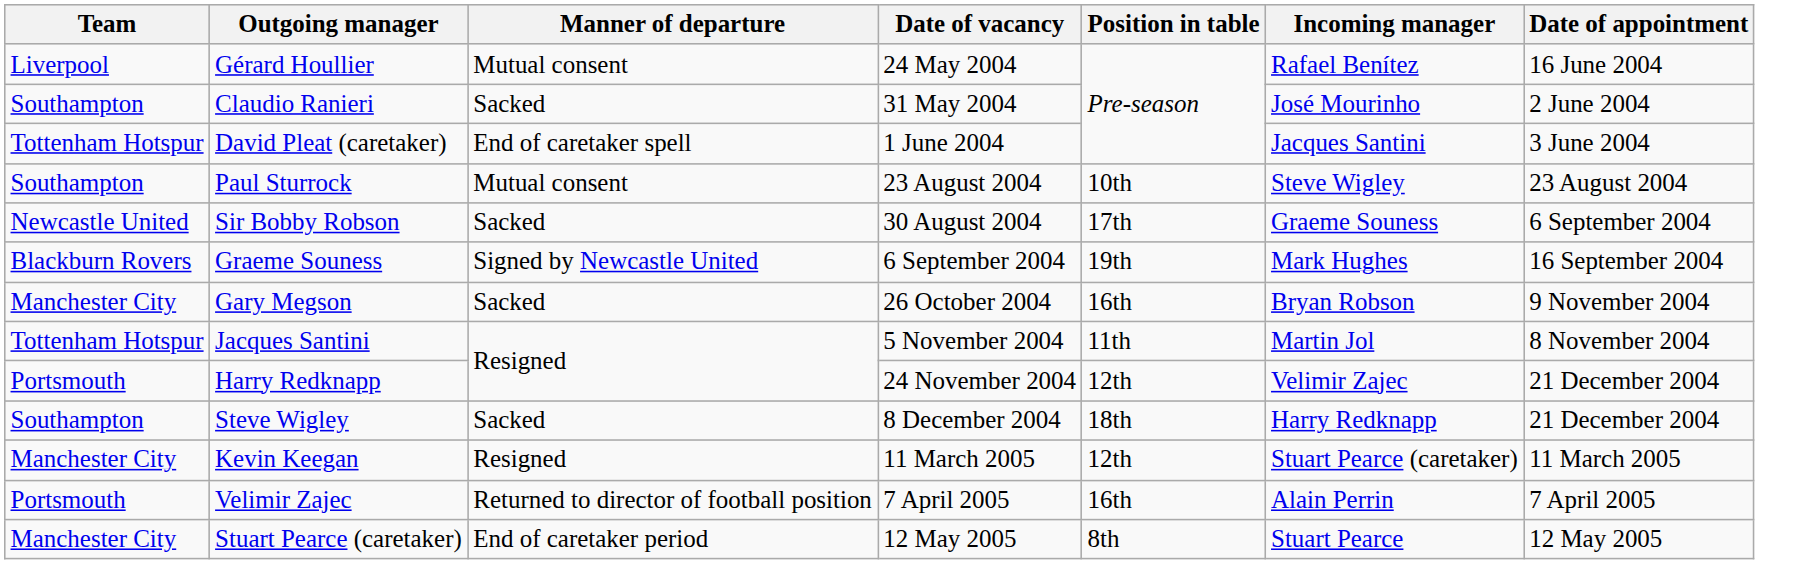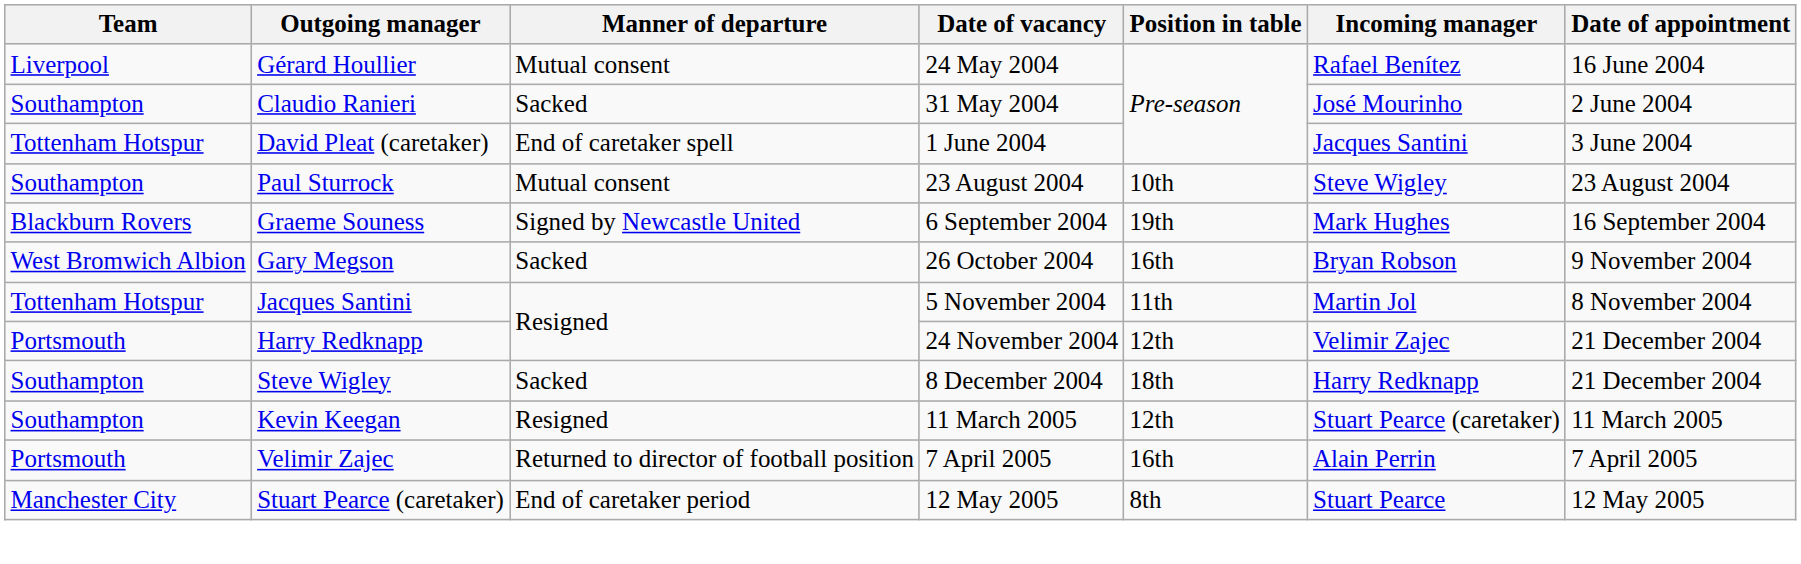- row: (307, 222)
(93, 301) Manchester City -> (128, 261) West Bromwich Albion
(93, 459) Manchester City -> (77, 420) Southampton
